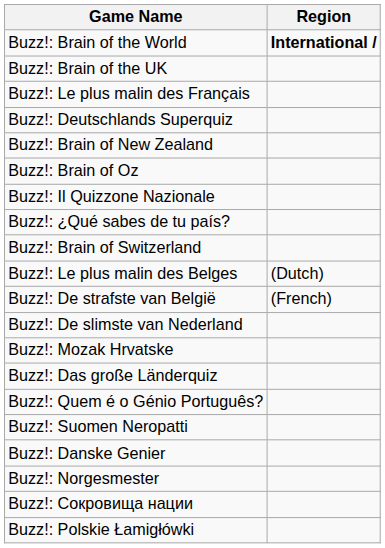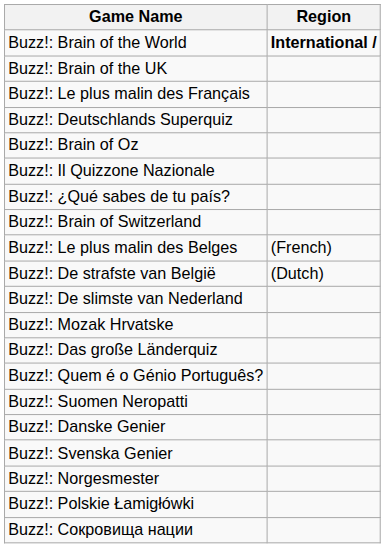- row: (111, 145)
(297, 273) (Dutch) -> (301, 247) (French)
(301, 299) (French) -> (297, 273) (Dutch)
+ row: (90, 453)
rows swapped: (101, 504) <-> (101, 529)
